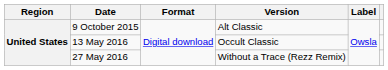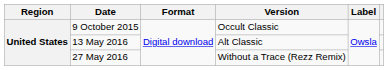(240, 27) Alt Classic -> (248, 27) Occult Classic
(248, 42) Occult Classic -> (240, 42) Alt Classic
